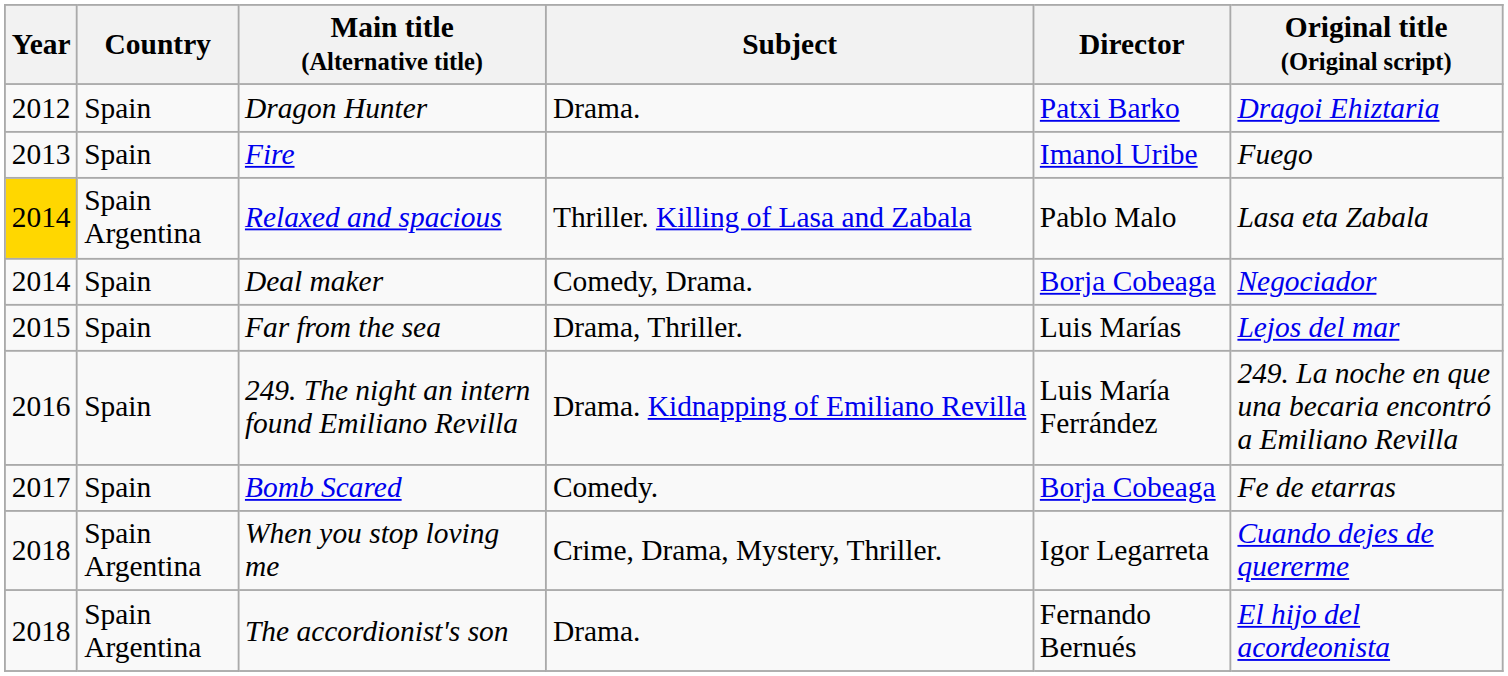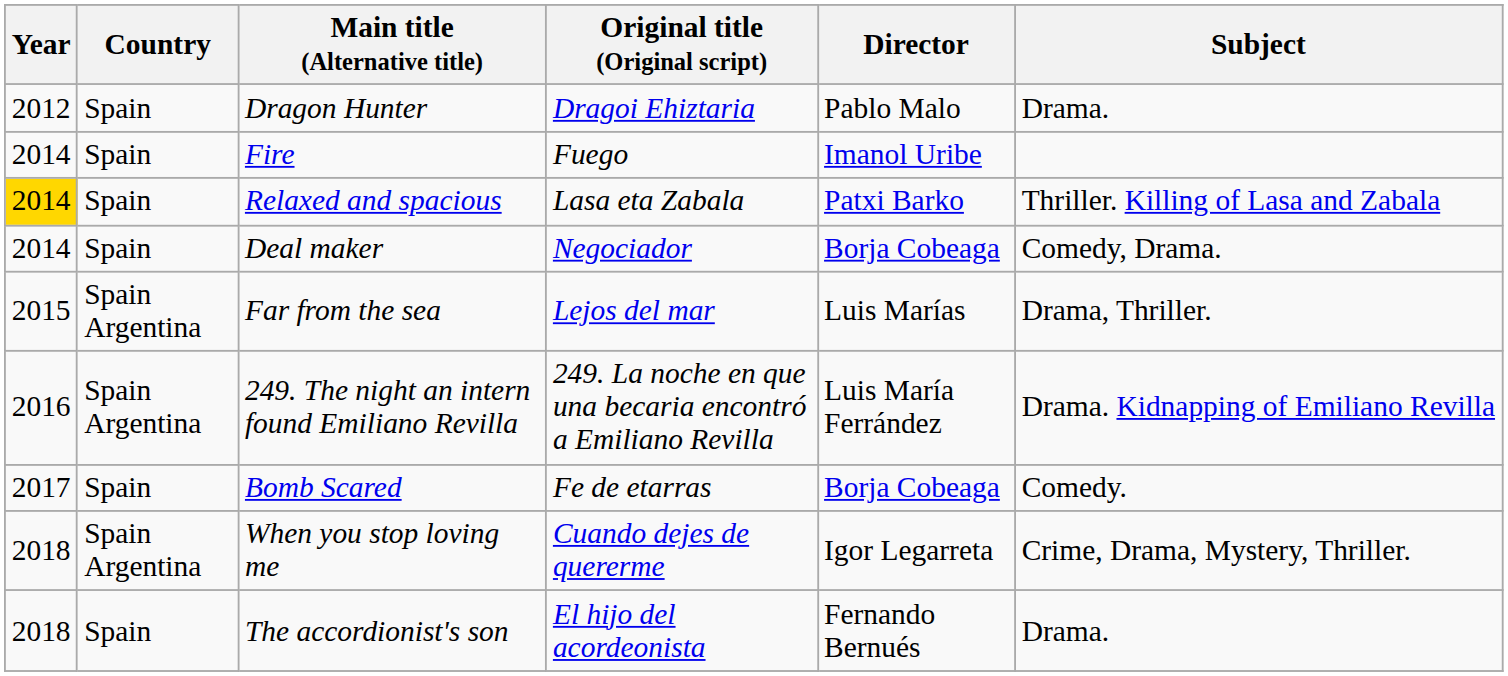columns swapped: (1366, 44) <-> (790, 44)
(1110, 107) Patxi Barko -> (892, 107) Pablo Malo
(41, 154) 2013 -> (41, 154) 2014
(143, 217) Spain Argentina -> (118, 201) Spain
(1108, 217) Pablo Malo -> (894, 201) Patxi Barko
(118, 327) Spain -> (143, 310) Spain Argentina
(118, 407) Spain -> (143, 407) Spain Argentina
(143, 630) Spain Argentina -> (118, 630) Spain
